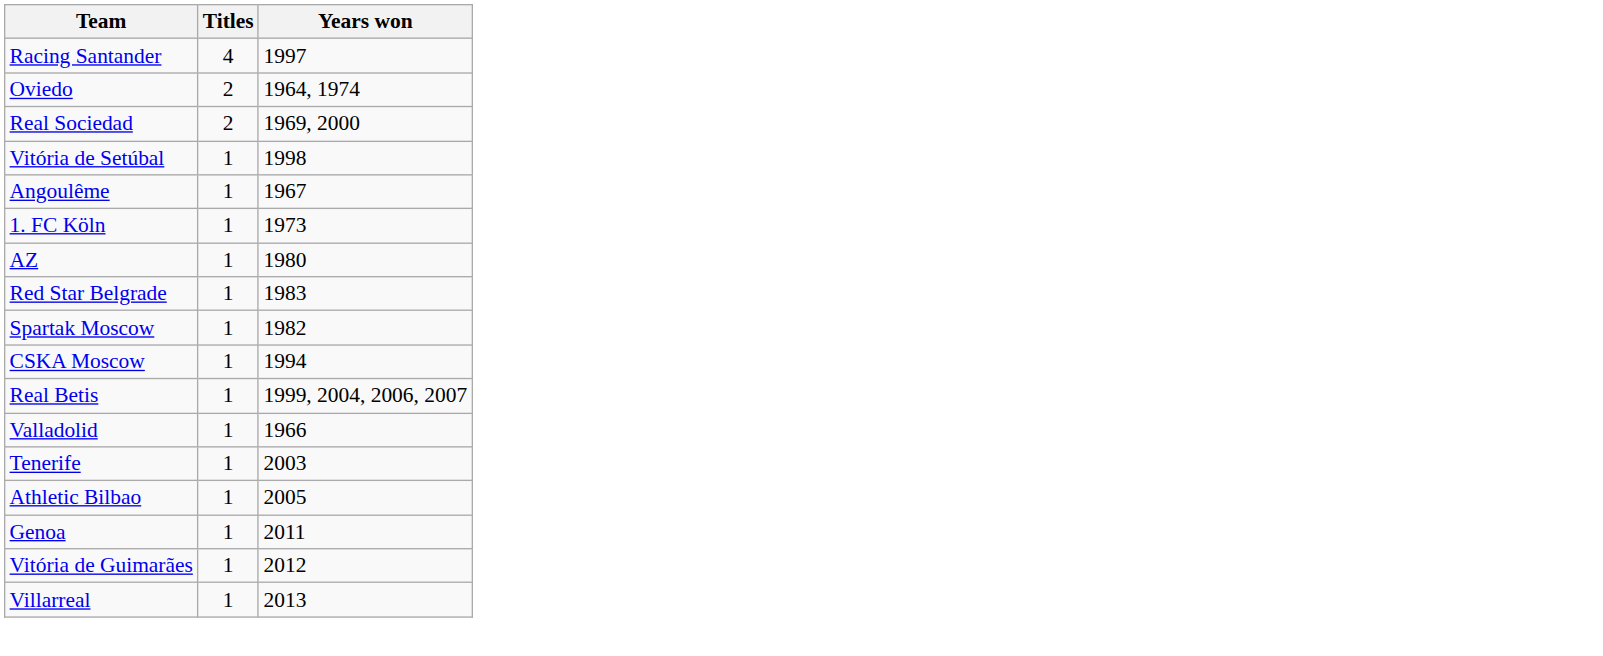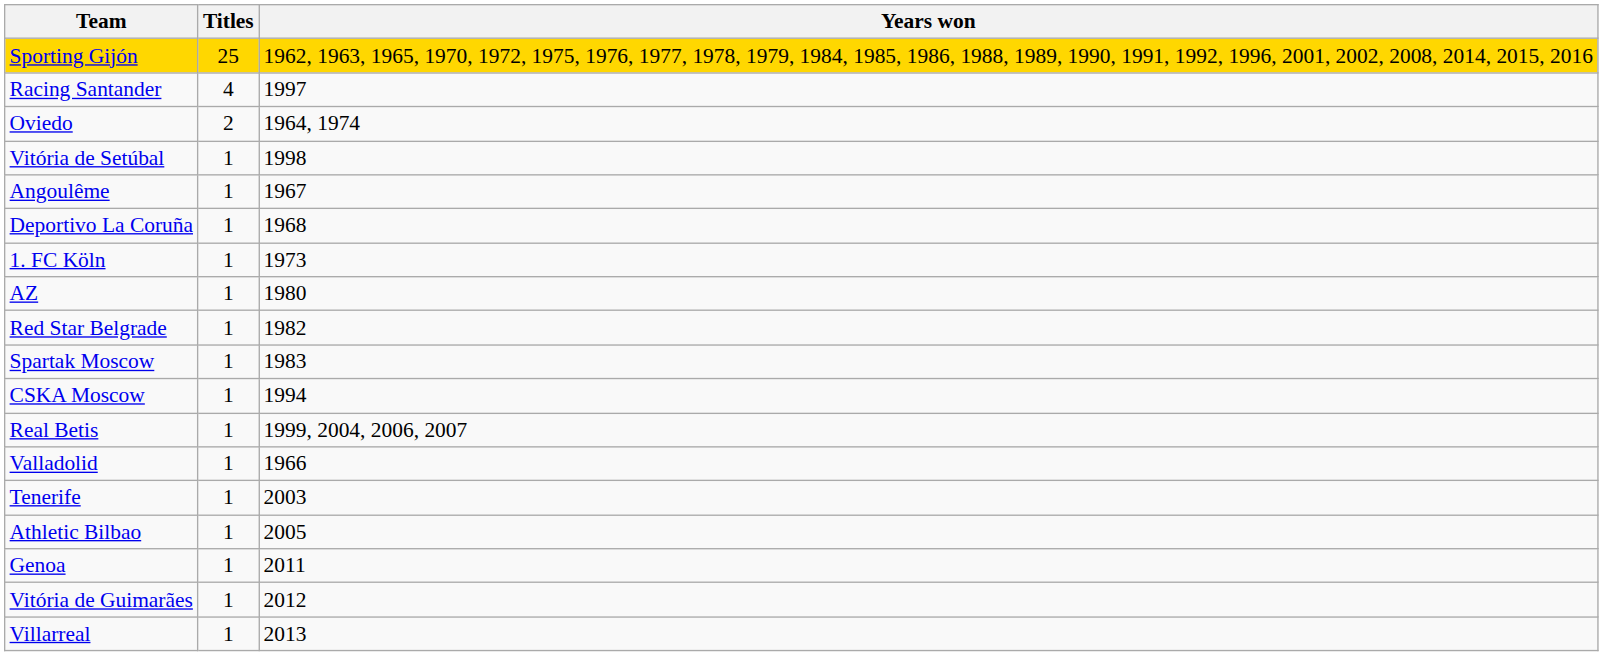+ row: (74, 55)
- row: (71, 123)
+ row: (101, 225)
(285, 293) 1983 -> (285, 327) 1982
(285, 327) 1982 -> (285, 361) 1983
